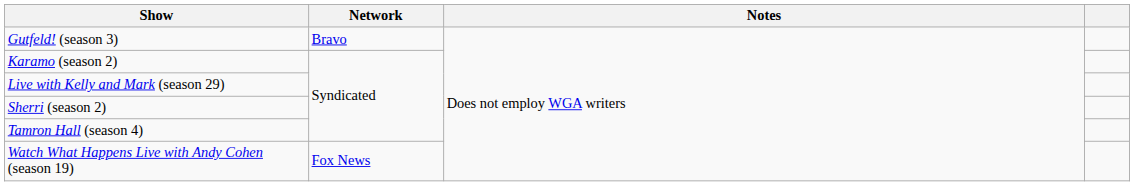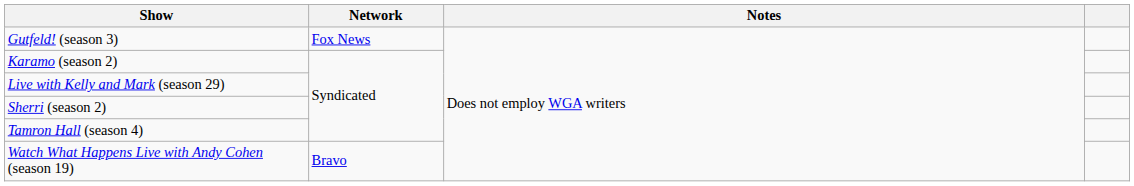(329, 38) Bravo -> (341, 38) Fox News
(341, 161) Fox News -> (329, 161) Bravo
